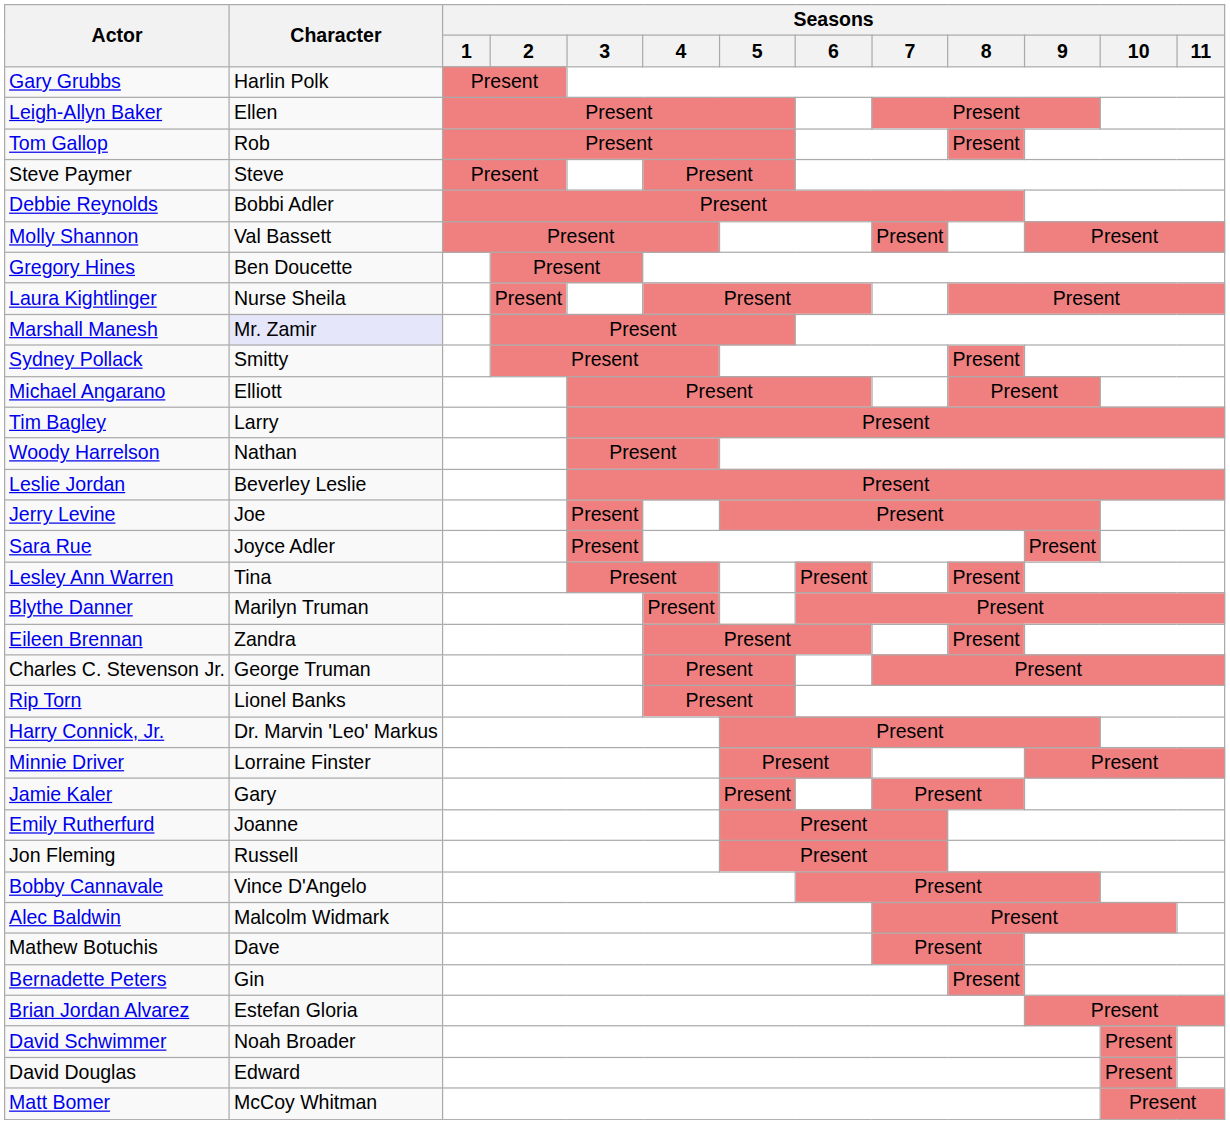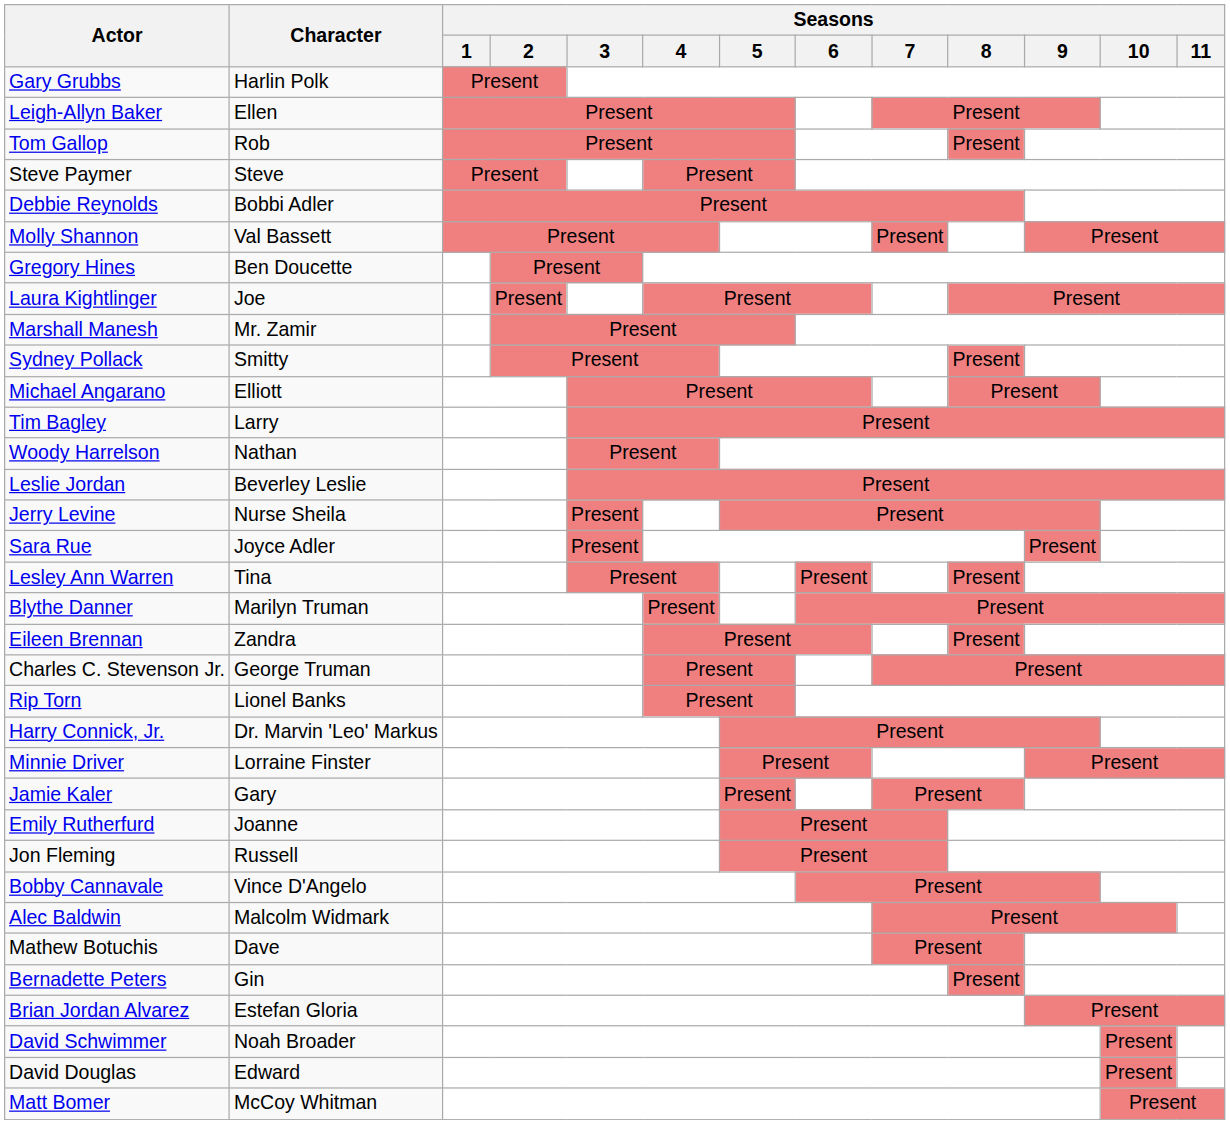(290, 298) Nurse Sheila -> (250, 298) Joe
(275, 329) lavender background -> (275, 329) no background
(250, 515) Joe -> (290, 515) Nurse Sheila
